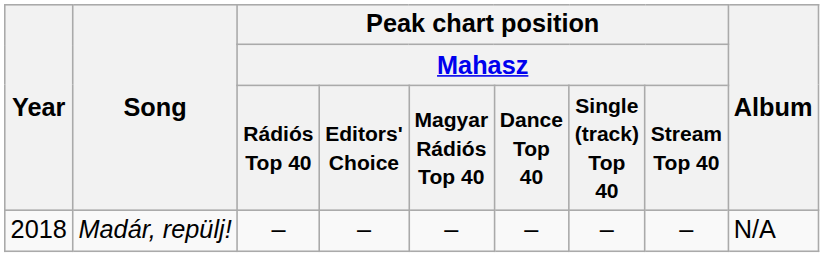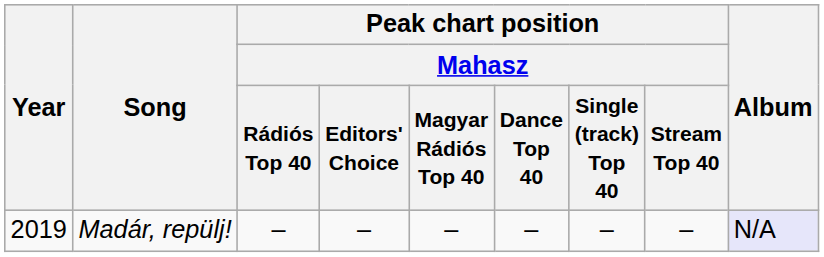(39, 230) 2018 -> (39, 230) 2019
(755, 230) no background -> (755, 230) lavender background
